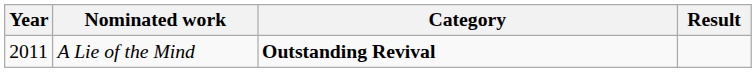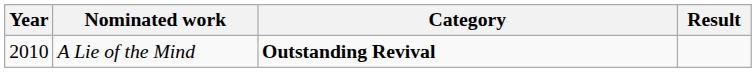(28, 51) 2011 -> (29, 51) 2010
